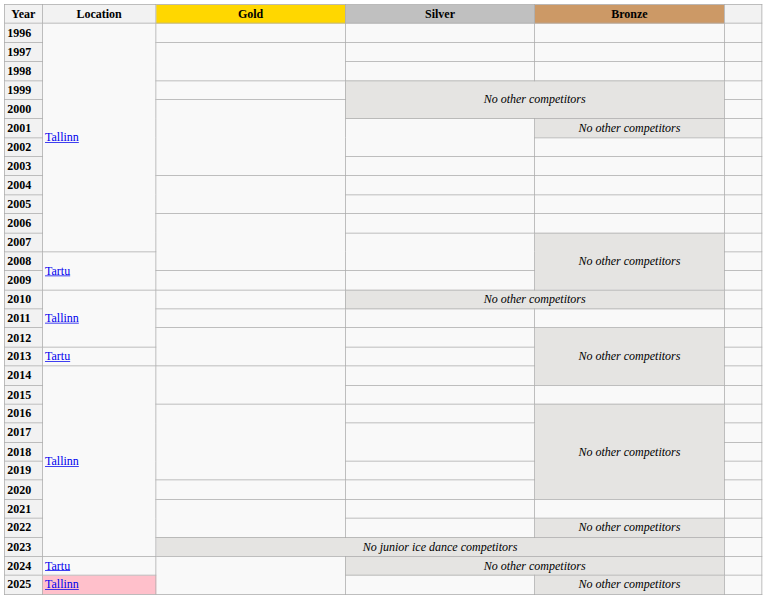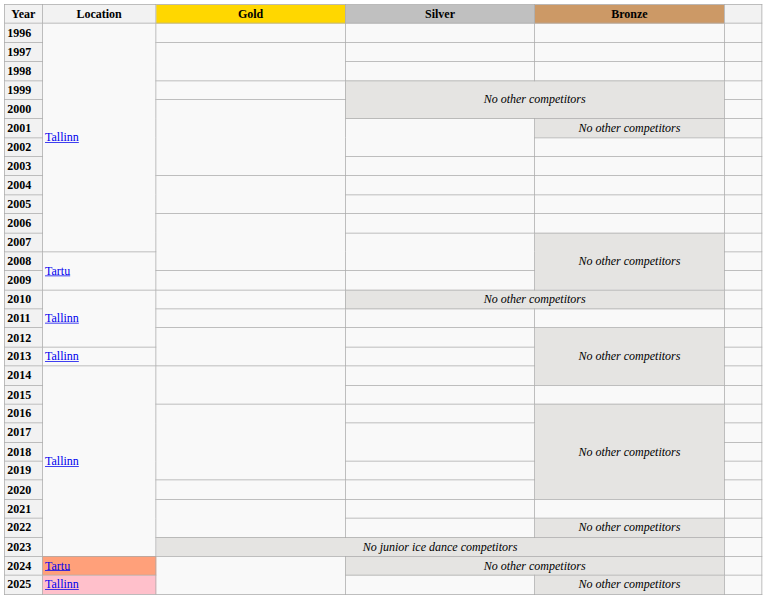(58, 356) Tartu -> (62, 356) Tallinn
(58, 565) no background -> (58, 565) lightsalmon background
